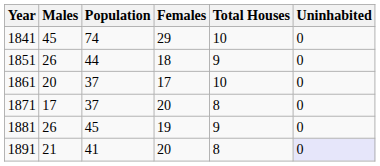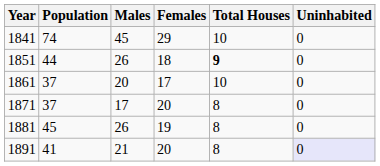columns swapped: (118, 15) <-> (60, 15)
(216, 60) normal -> (216, 60) bold
(216, 127) 9 -> (216, 127) 8
